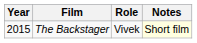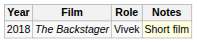(19, 29) 2015 -> (19, 29) 2018
